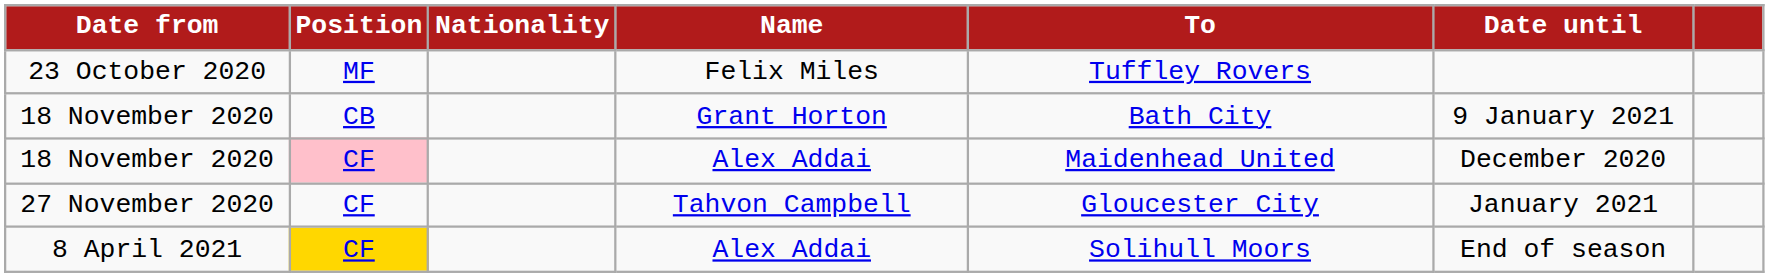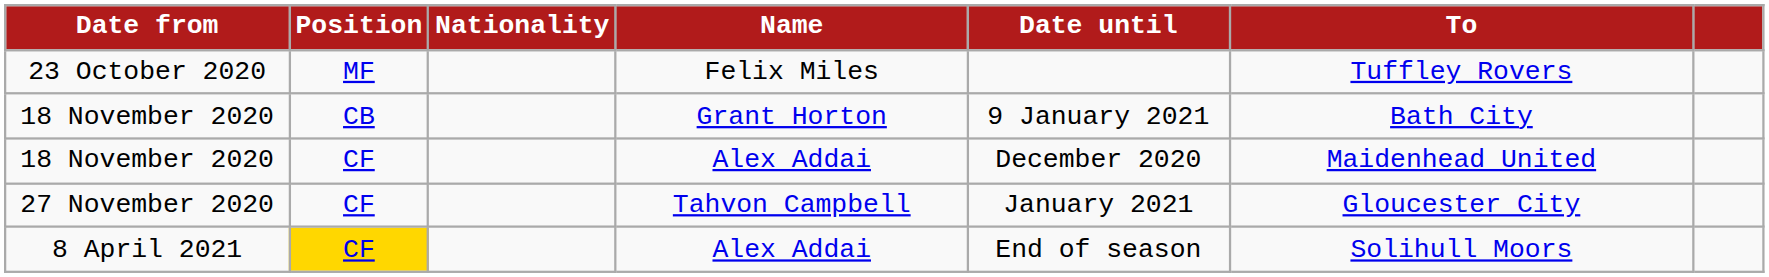columns swapped: (1200, 27) <-> (1563, 27)
(359, 160) pink background -> (359, 160) no background
